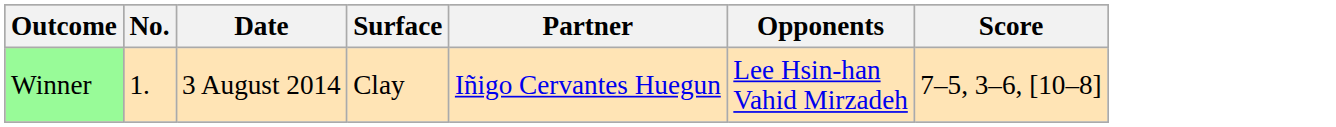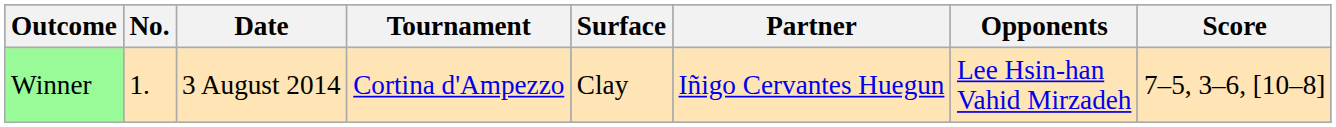+ column: (459, 26)
